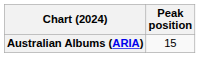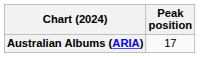(170, 43) 15 -> (170, 43) 17
